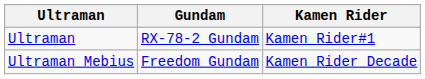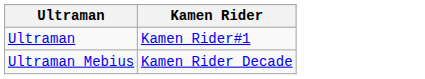- column: (200, 16)
